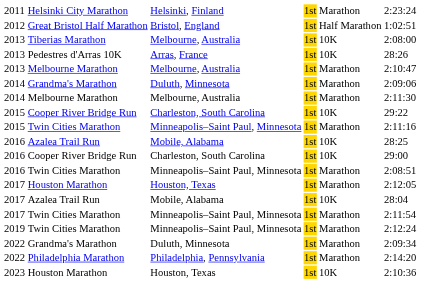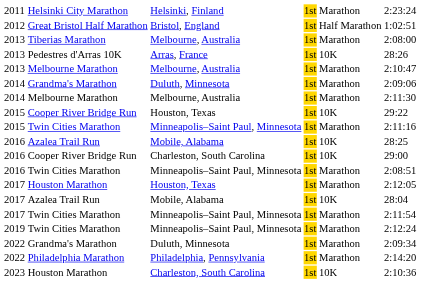(328, 40) 10K -> (340, 40) Marathon
(208, 112) Charleston, South Carolina -> (183, 112) Houston, Texas
(183, 272) Houston, Texas -> (208, 272) Charleston, South Carolina
